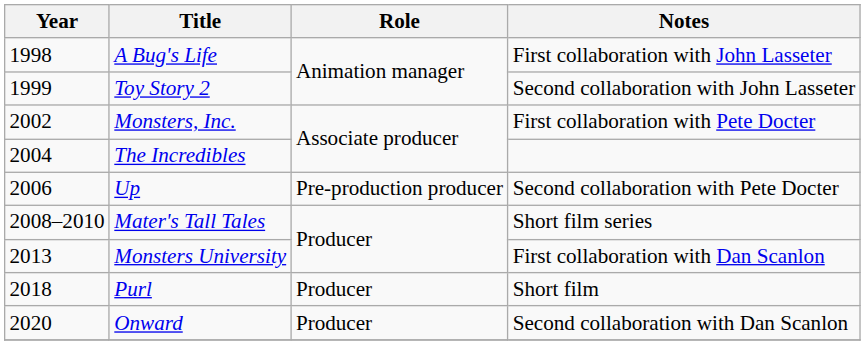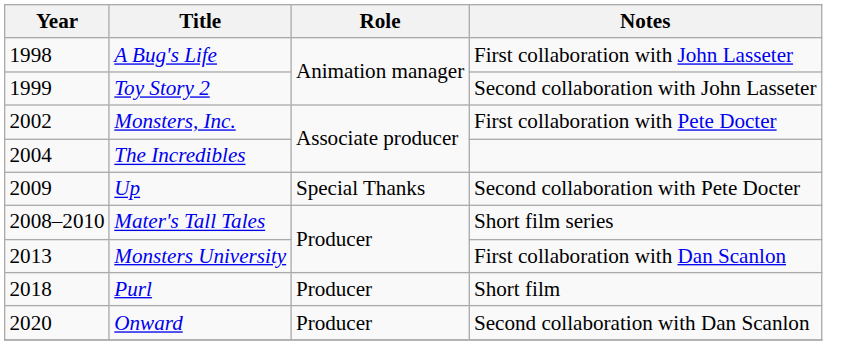(31, 188) 2006 -> (31, 188) 2009
(399, 188) Pre-production producer -> (361, 188) Special Thanks
